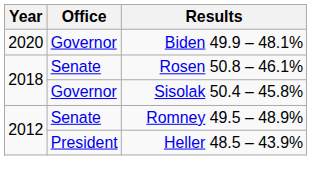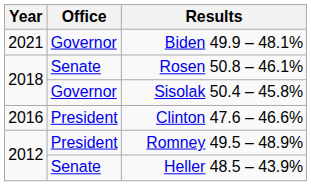(26, 42) 2020 -> (26, 42) 2021
+ row: (230, 117)
(76, 117) Senate -> (84, 142) President
(84, 142) President -> (76, 167) Senate
